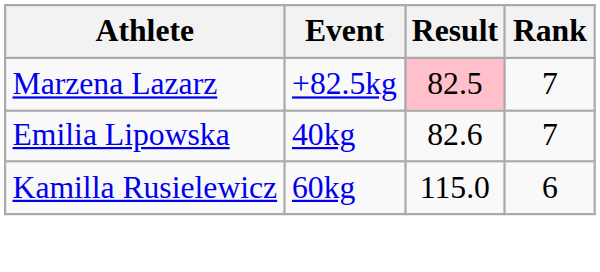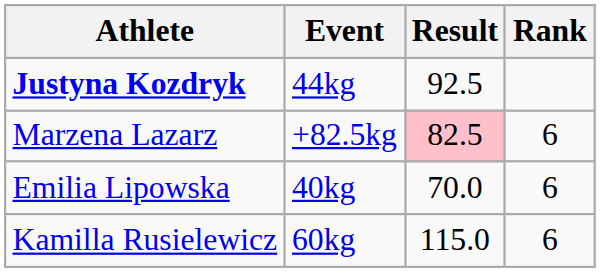+ row: (129, 83)
(550, 83) 7 -> (550, 135) 6
(455, 135) 82.6 -> (455, 187) 70.0
(550, 135) 7 -> (550, 187) 6
